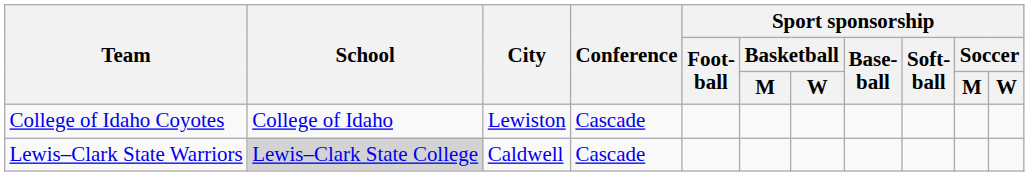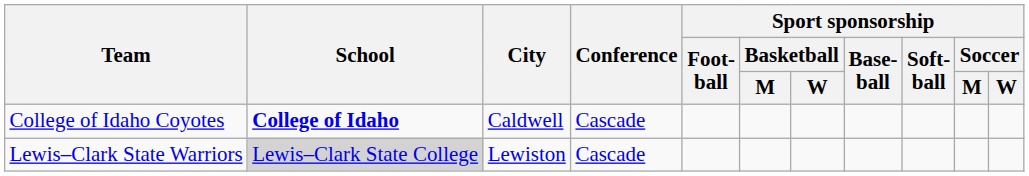(323, 120) normal -> (326, 120) bold
(527, 120) Lewiston -> (526, 120) Caldwell
(526, 154) Caldwell -> (527, 154) Lewiston
